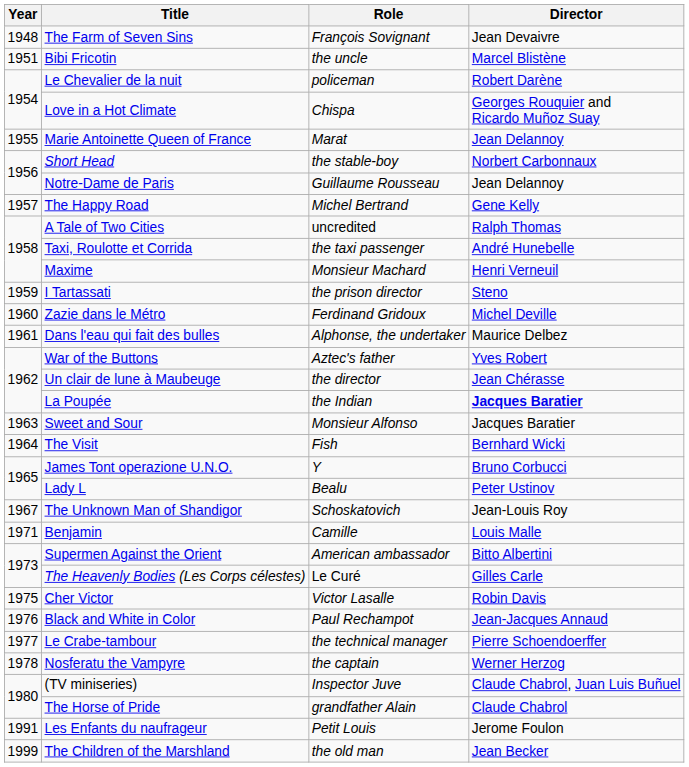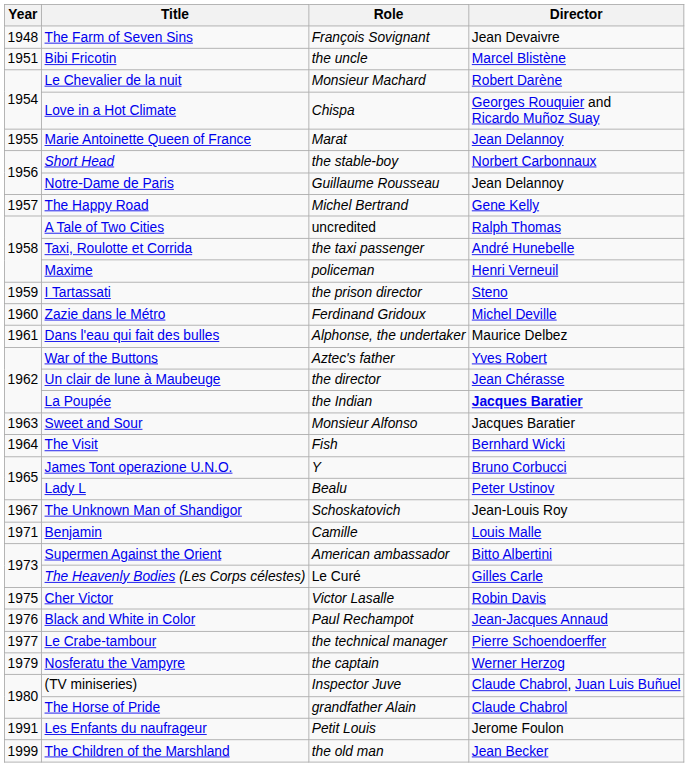(343, 80) policeman -> (369, 80) Monsieur Machard
(369, 270) Monsieur Machard -> (343, 270) policeman
(23, 663) 1978 -> (23, 663) 1979
